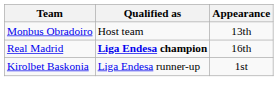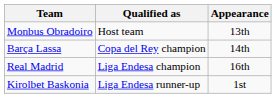+ row: (34, 48)
(152, 48) bold -> (149, 66) normal
